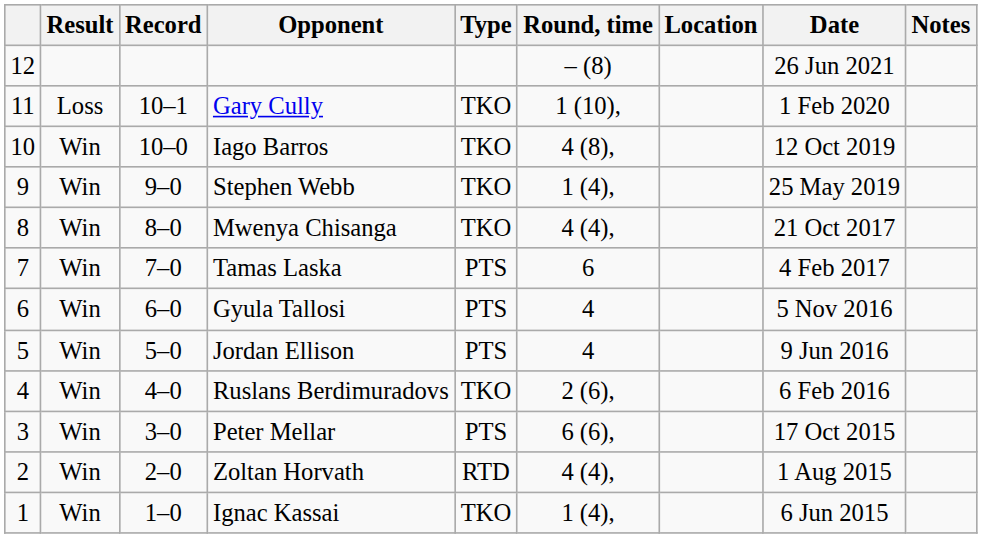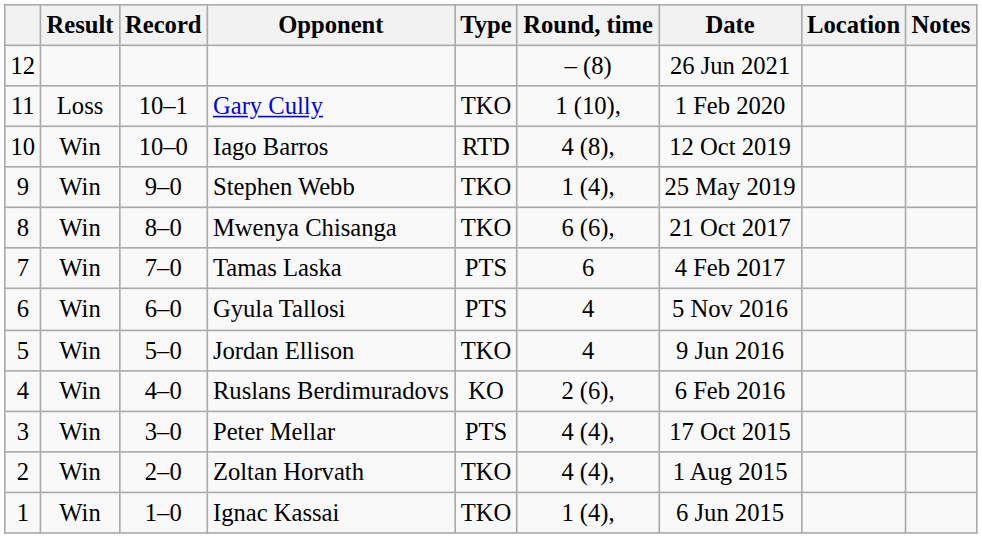columns swapped: (834, 24) <-> (711, 24)
(486, 146) TKO -> (486, 146) RTD
(588, 227) 4 (4), -> (588, 227) 6 (6),
(486, 349) PTS -> (486, 349) TKO
(486, 390) TKO -> (486, 390) KO
(588, 431) 6 (6), -> (588, 431) 4 (4),
(486, 471) RTD -> (486, 471) TKO
